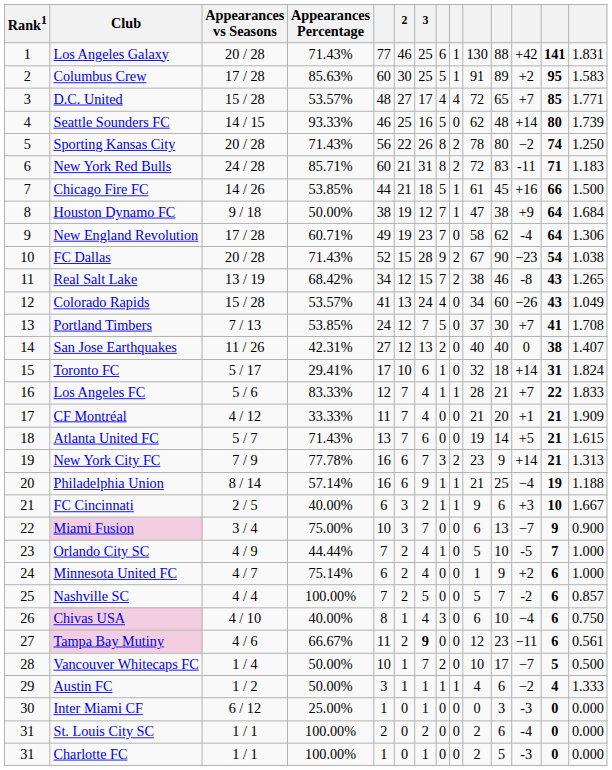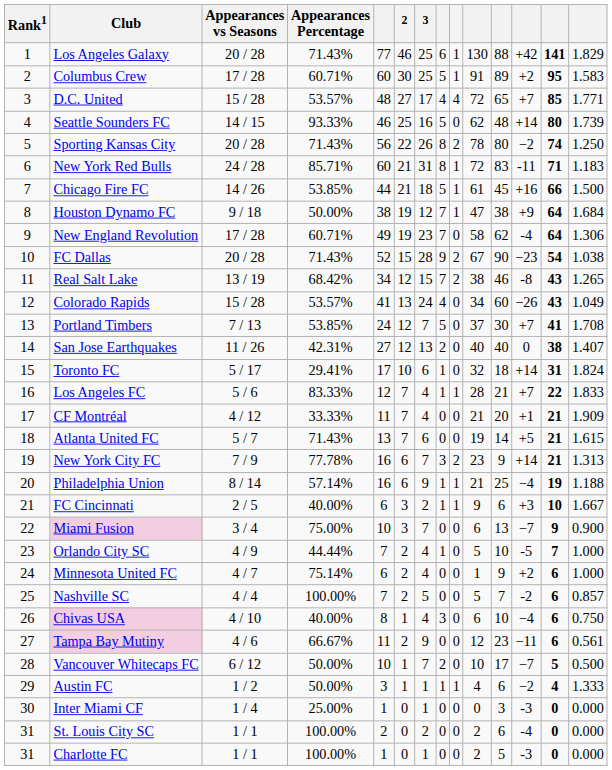(588, 54) 1.831 -> (588, 54) 1.829
(331, 76) 85.63% -> (331, 76) 60.71%
(456, 167) 2 -> (456, 167) 1
(425, 641) bold -> (425, 641) normal
(245, 664) 1 / 4 -> (245, 664) 6 / 12
(245, 709) 6 / 12 -> (245, 709) 1 / 4
